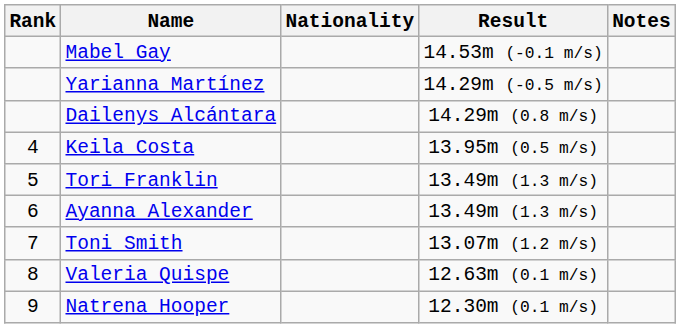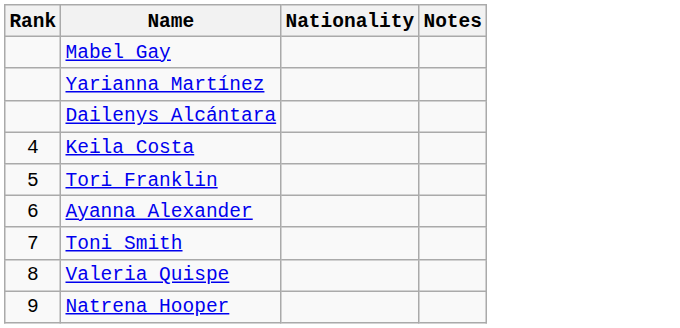- column: (513, 21)
